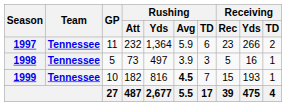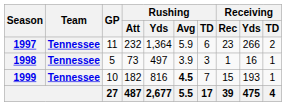(228, 61) 5 -> (228, 61) 1
